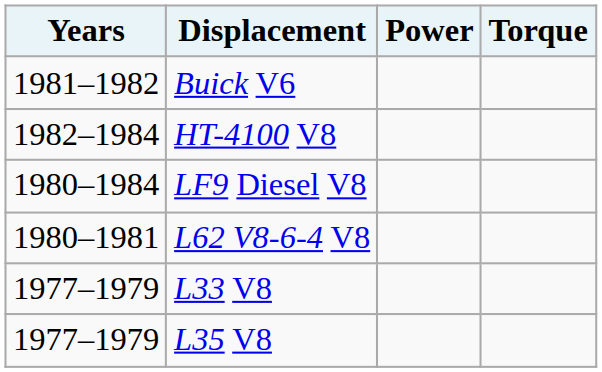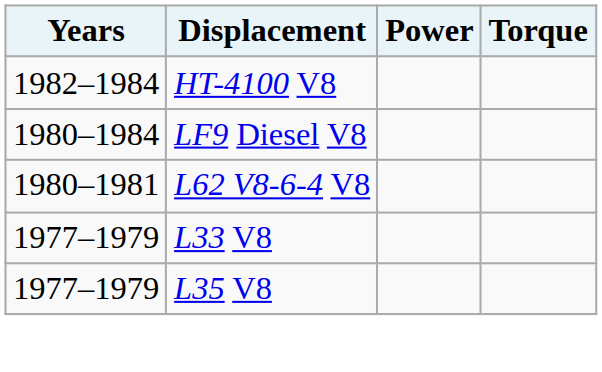- row: (235, 82)
